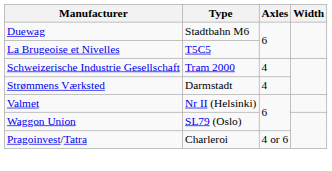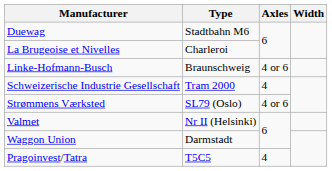(198, 49) T5C5 -> (207, 49) Charleroi
+ row: (60, 67)
(209, 85) Darmstadt -> (213, 103) SL79 (Oslo)
(264, 85) 4 -> (275, 103) 4 or 6
(213, 121) SL79 (Oslo) -> (209, 139) Darmstadt
(207, 139) Charleroi -> (198, 157) T5C5
(275, 139) 4 or 6 -> (264, 157) 4
